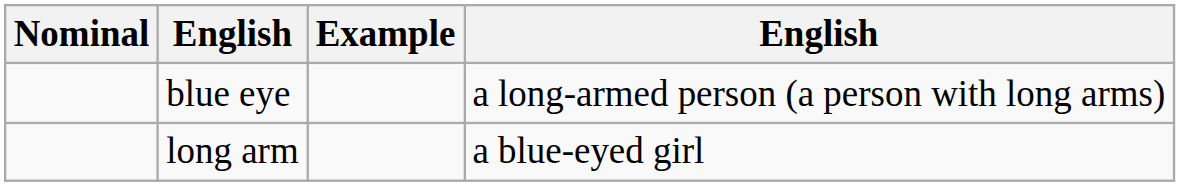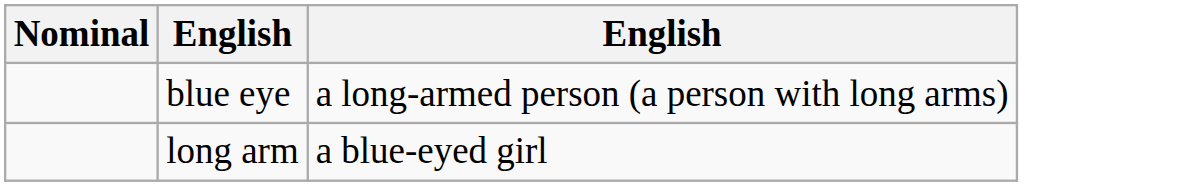- column: (386, 33)
